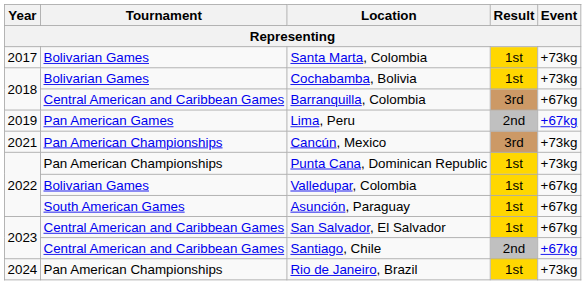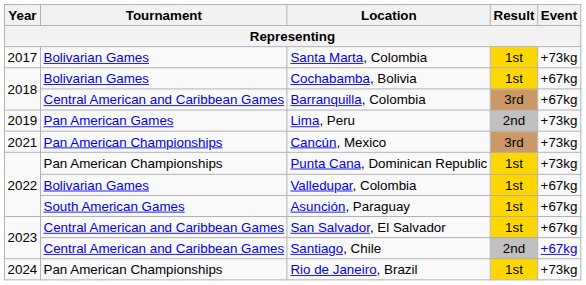(559, 79) +73kg -> (559, 79) +67kg
(559, 121) +67kg -> (559, 121) +73kg
